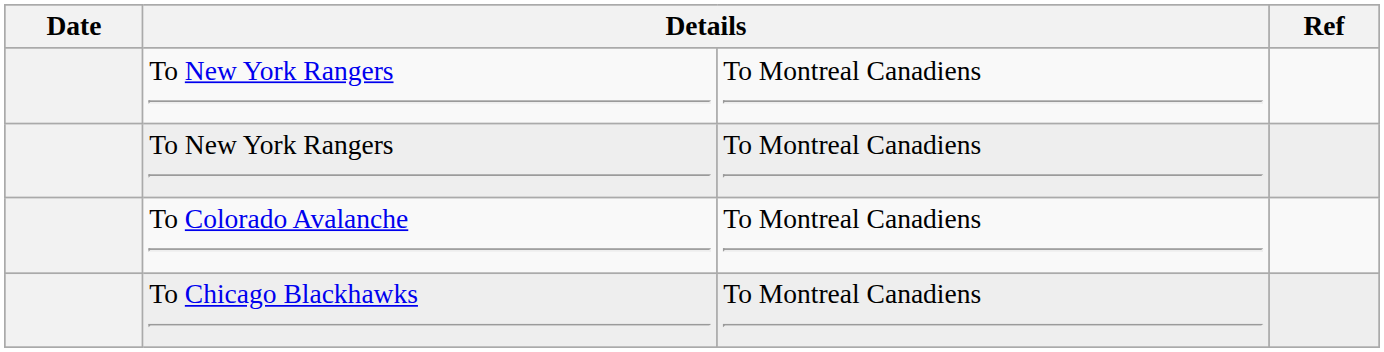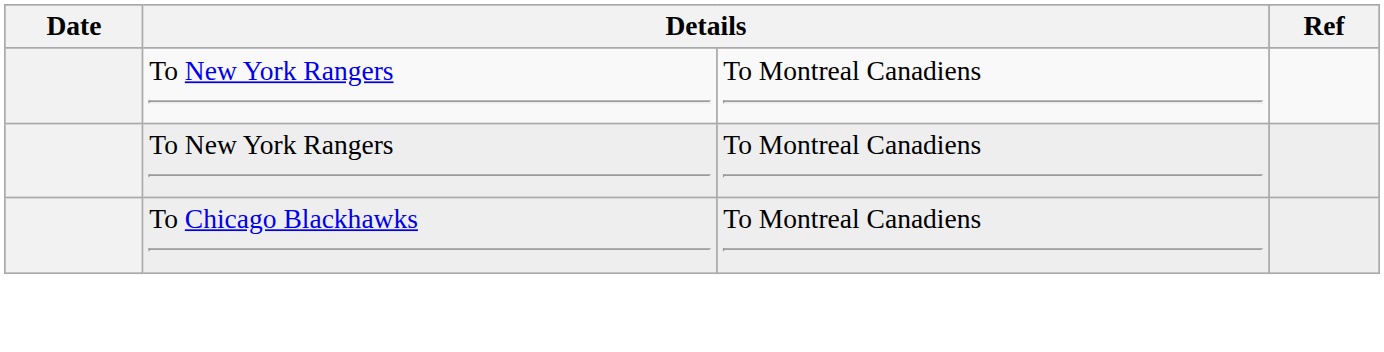- row: (74, 235)
